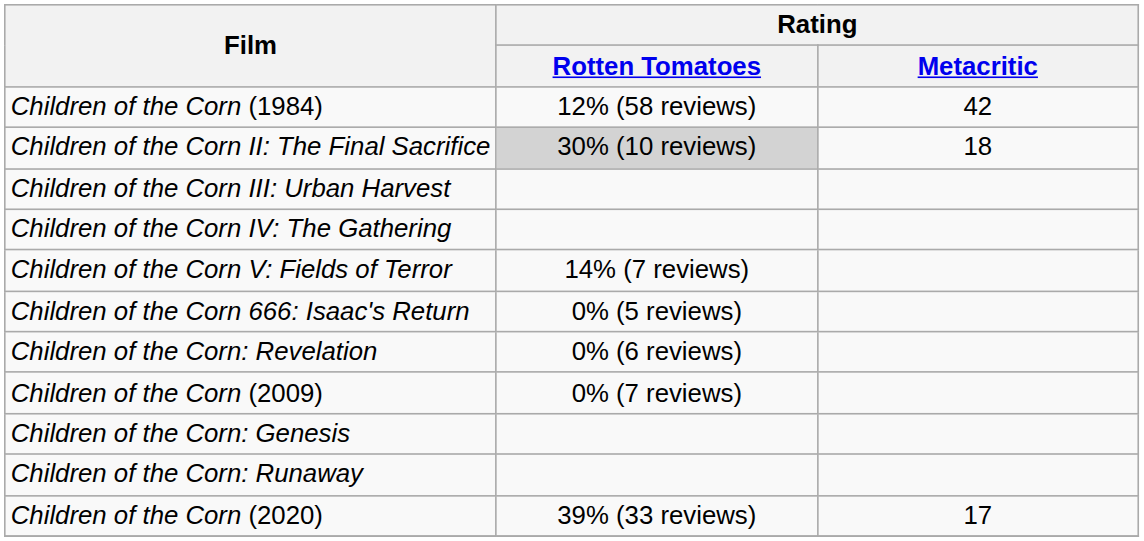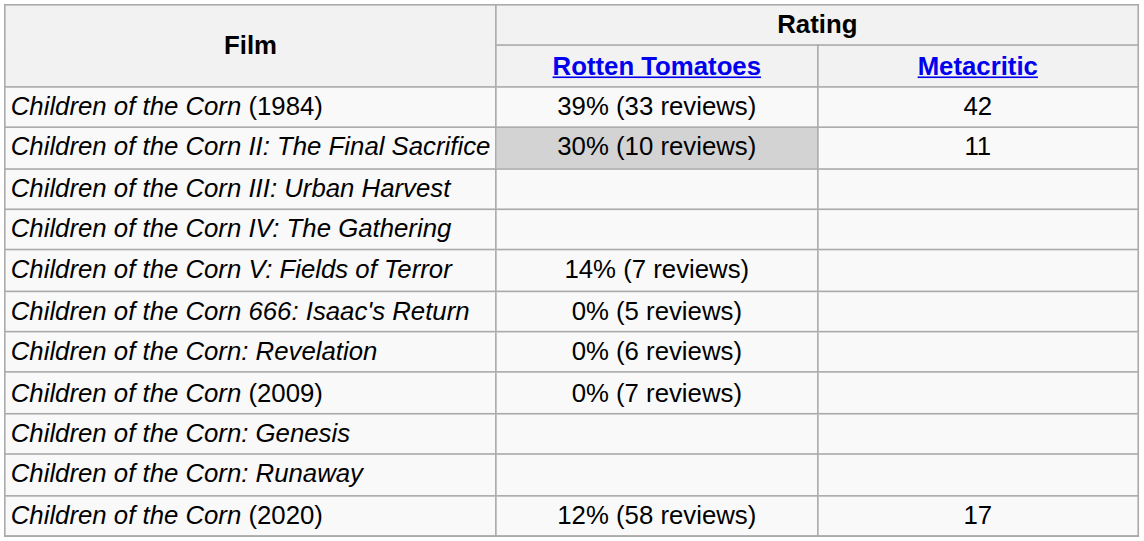(657, 106) 12% (58 reviews) -> (657, 106) 39% (33 reviews)
(978, 147) 18 -> (978, 147) 11
(657, 515) 39% (33 reviews) -> (657, 515) 12% (58 reviews)
